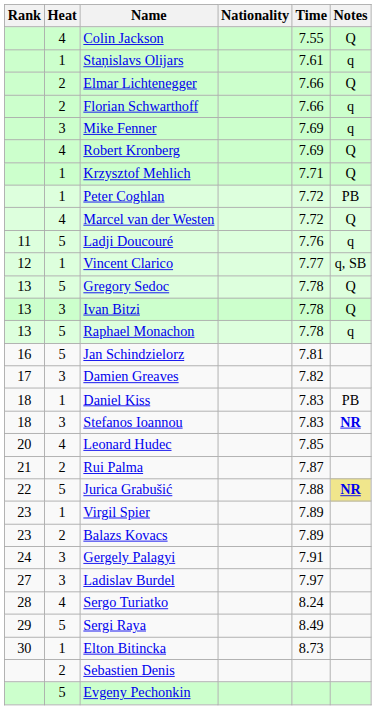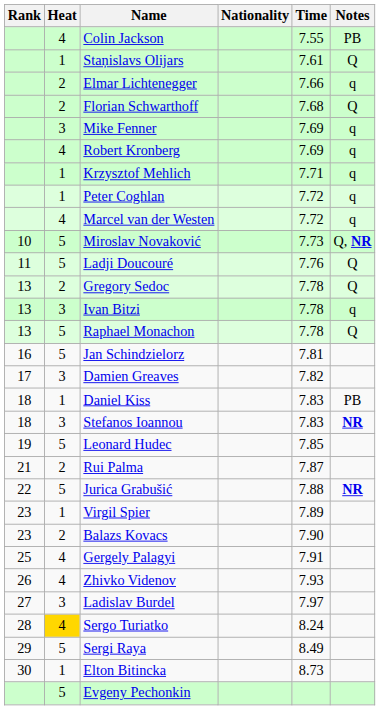(351, 38) Q -> (353, 38) PB
(351, 60) q -> (353, 60) Q
(351, 83) Q -> (353, 83) q
(311, 106) 7.66 -> (311, 106) 7.68
(351, 106) q -> (353, 106) Q
(351, 151) Q -> (353, 151) q
(351, 173) Q -> (353, 173) q
(351, 196) PB -> (353, 196) q
(351, 219) Q -> (353, 219) q
+ row: (142, 241)
(351, 241) q -> (353, 264) Q
- row: (128, 264)
(62, 286) 5 -> (62, 286) 2
(351, 309) Q -> (353, 309) q
(351, 331) q -> (353, 331) Q
(24, 444) 20 -> (24, 444) 19
(62, 444) 4 -> (62, 444) 5
(351, 490) khaki background -> (353, 490) no background
(311, 535) 7.89 -> (311, 535) 7.90
(24, 557) 24 -> (24, 557) 25
(62, 557) 3 -> (62, 557) 4
+ row: (130, 580)
(62, 602) no background -> (62, 625) gold background
- row: (129, 670)
